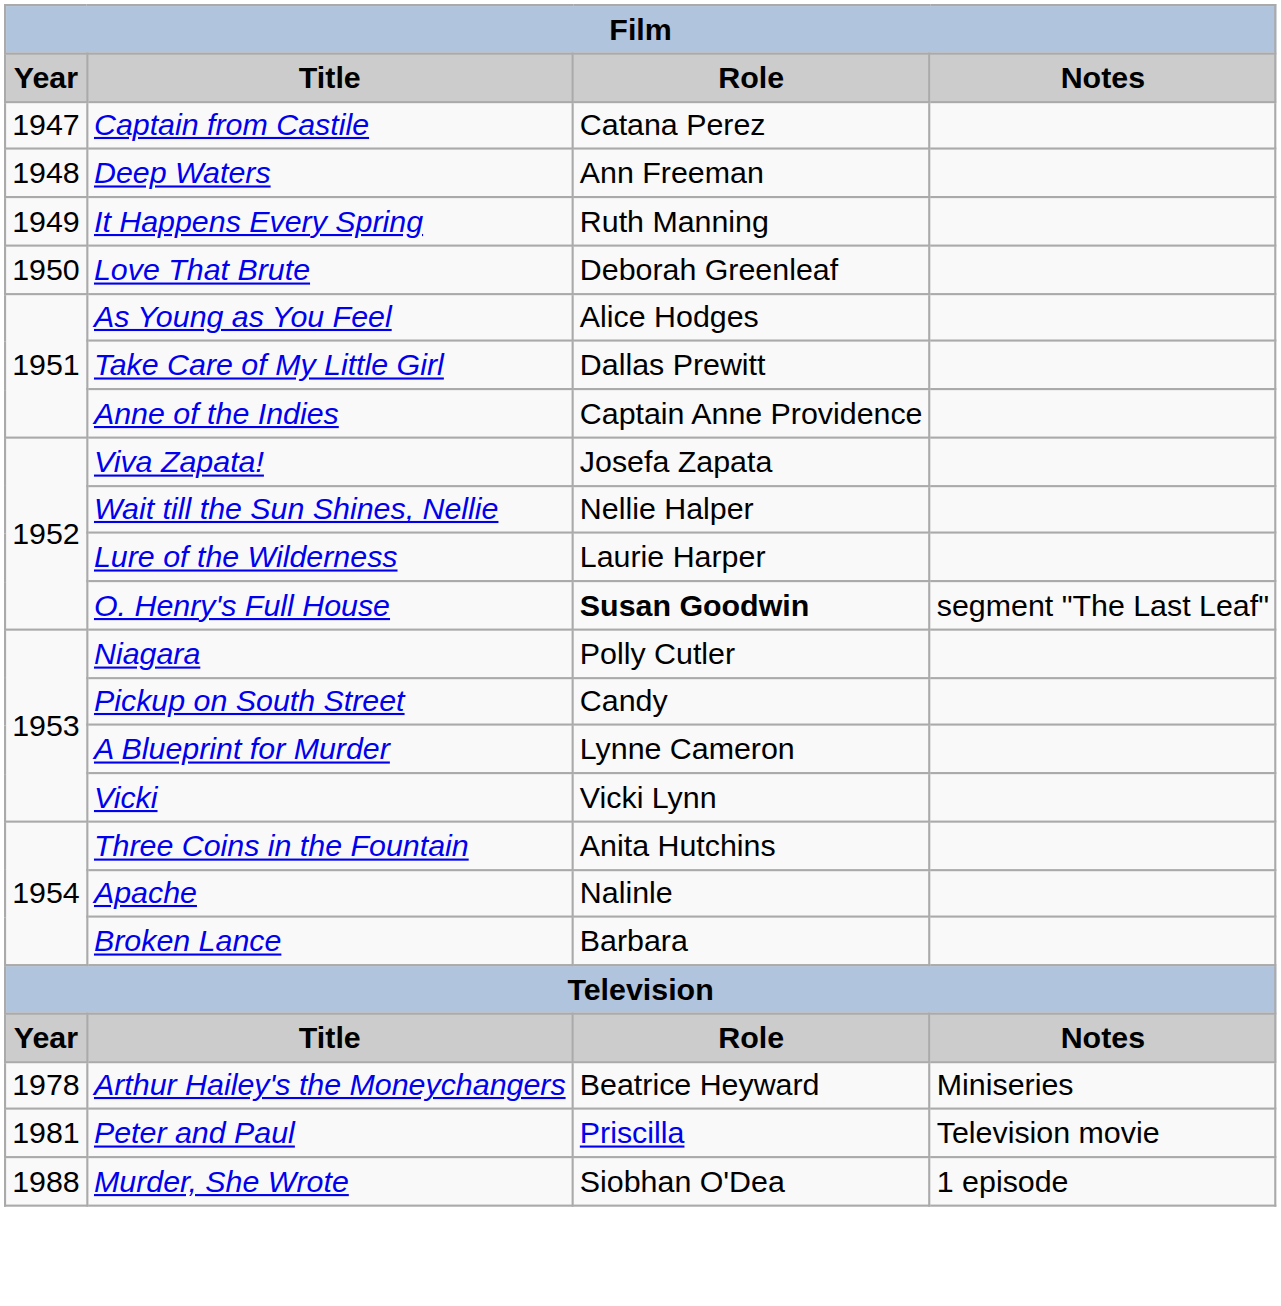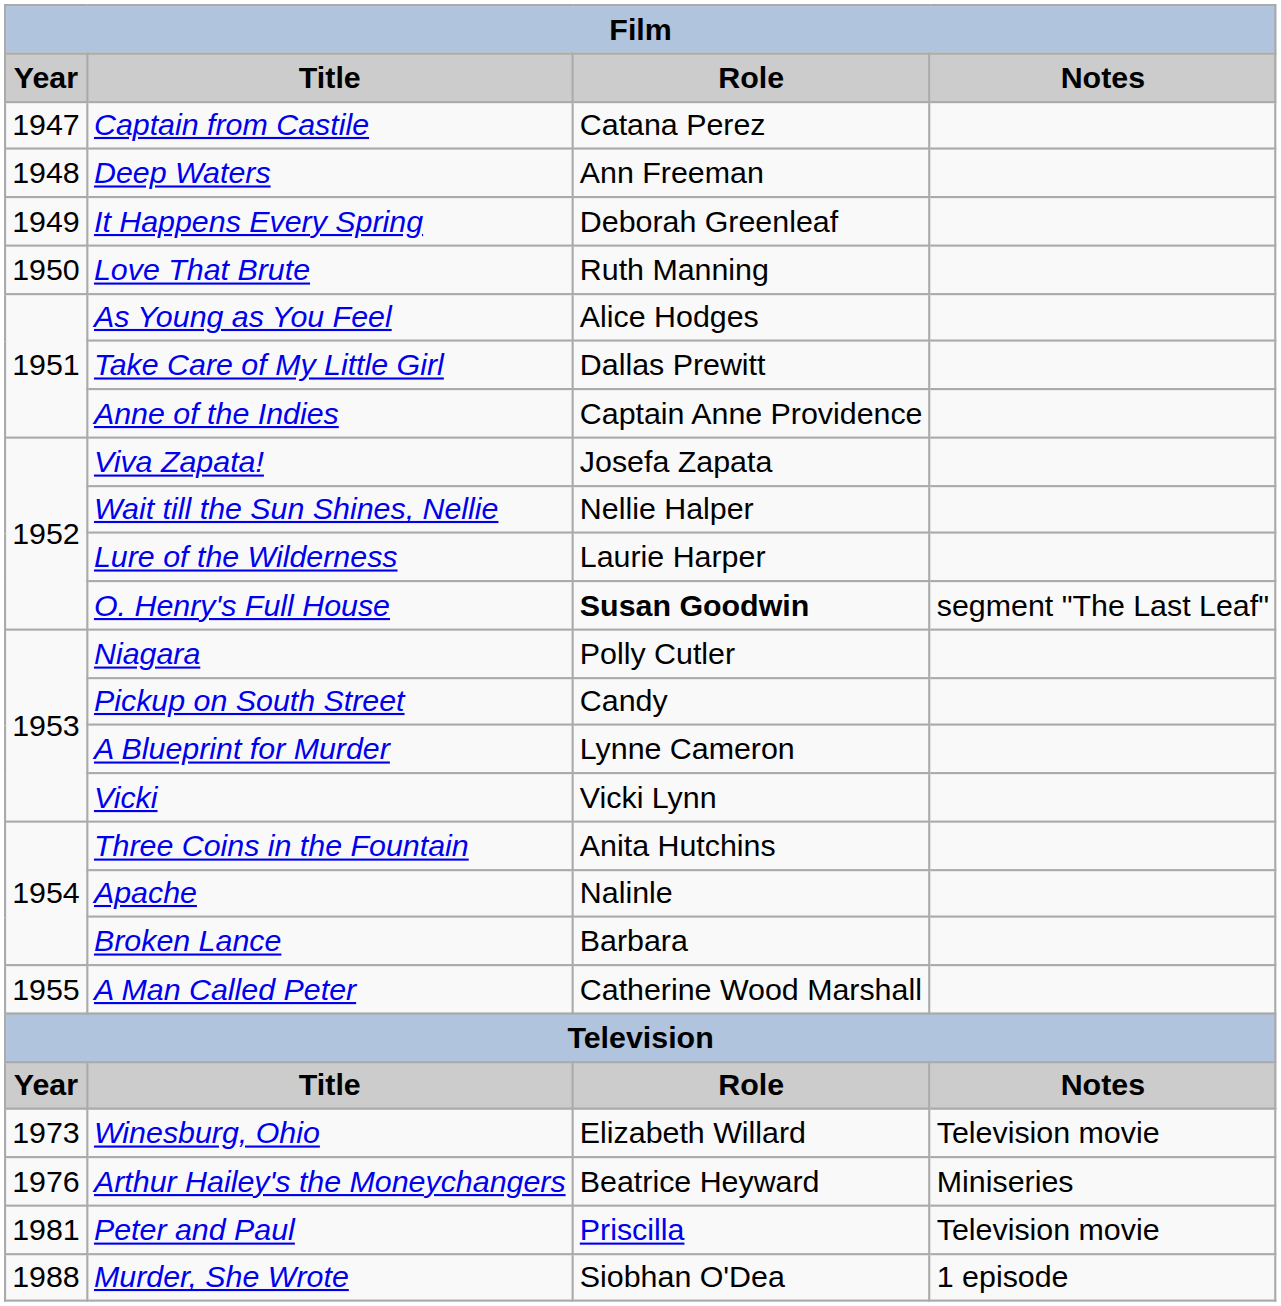(674, 221) Ruth Manning -> (709, 221) Deborah Greenleaf
(709, 269) Deborah Greenleaf -> (674, 269) Ruth Manning
+ row: (225, 989)
+ row: (207, 1134)
(46, 1086) 1978 -> (46, 1182) 1976
